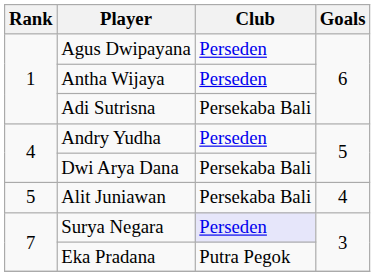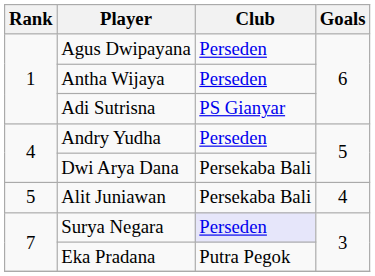(255, 108) Persekaba Bali -> (242, 108) PS Gianyar
